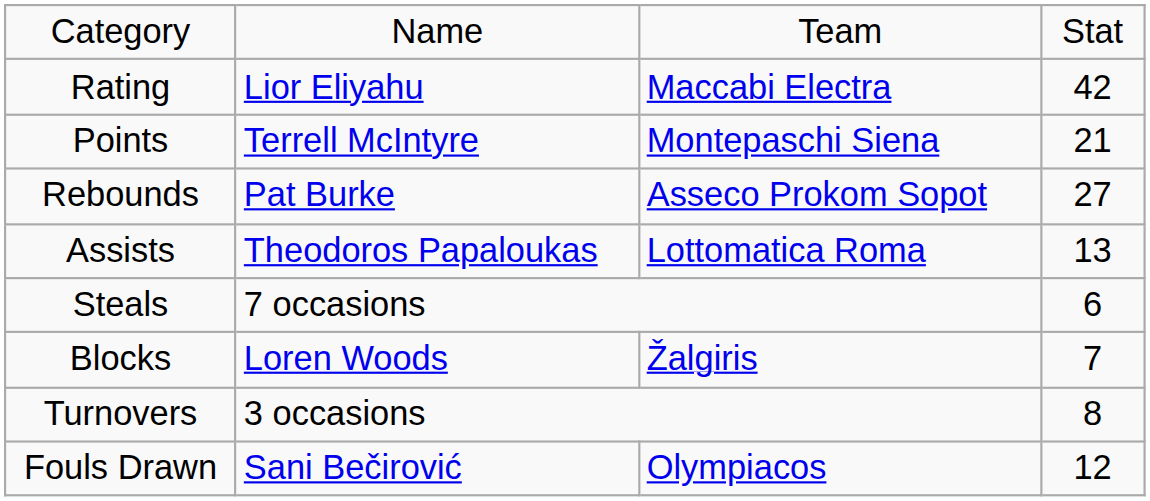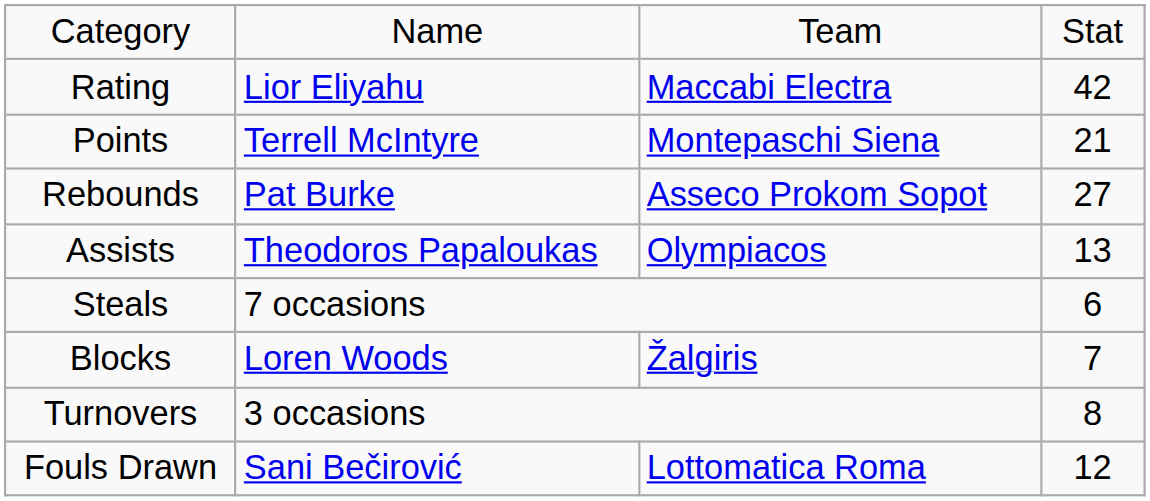(786, 250) Lottomatica Roma -> (737, 250) Olympiacos
(737, 468) Olympiacos -> (786, 468) Lottomatica Roma
